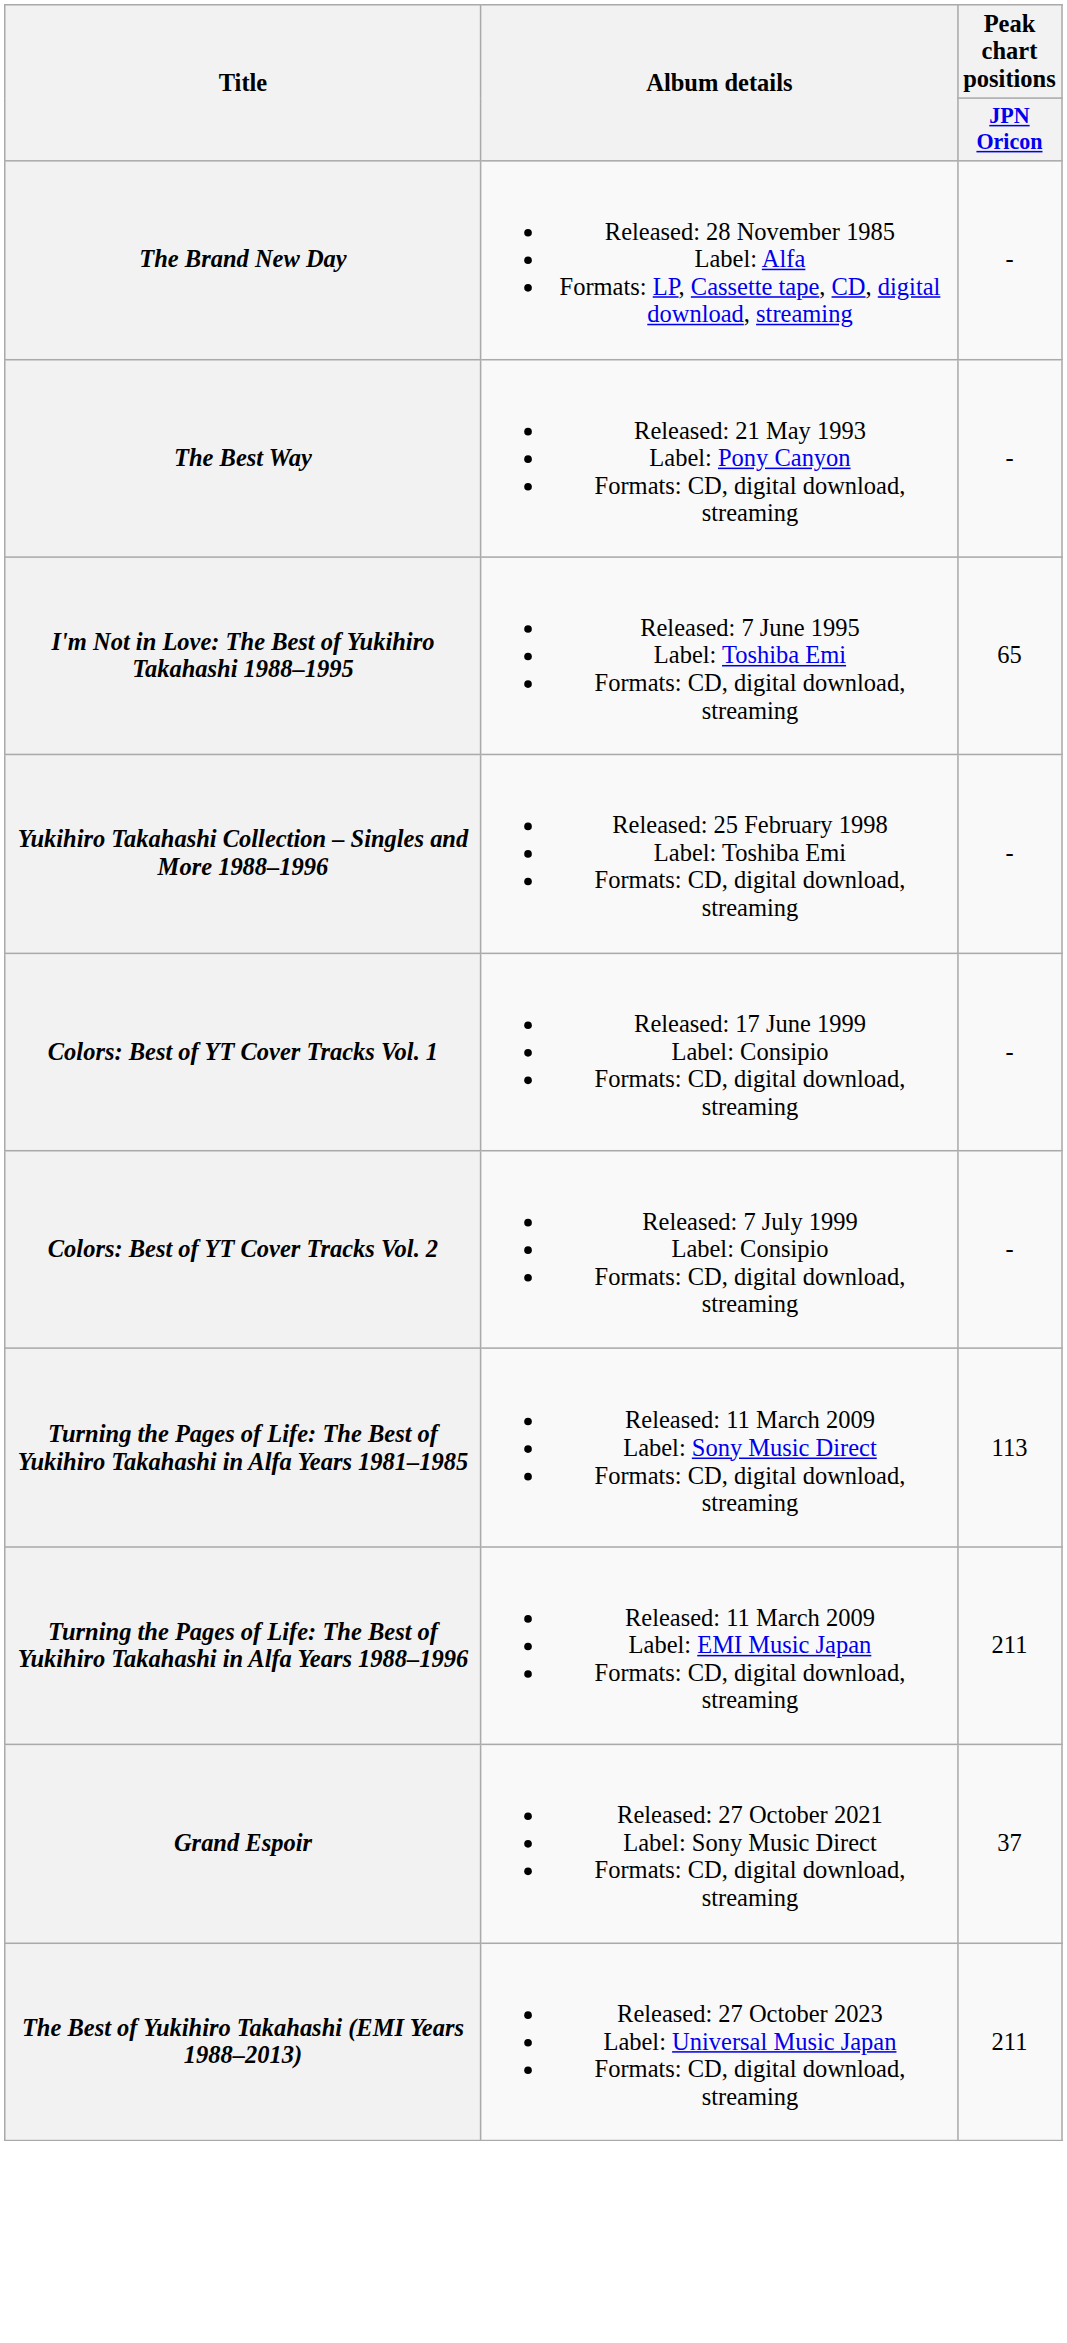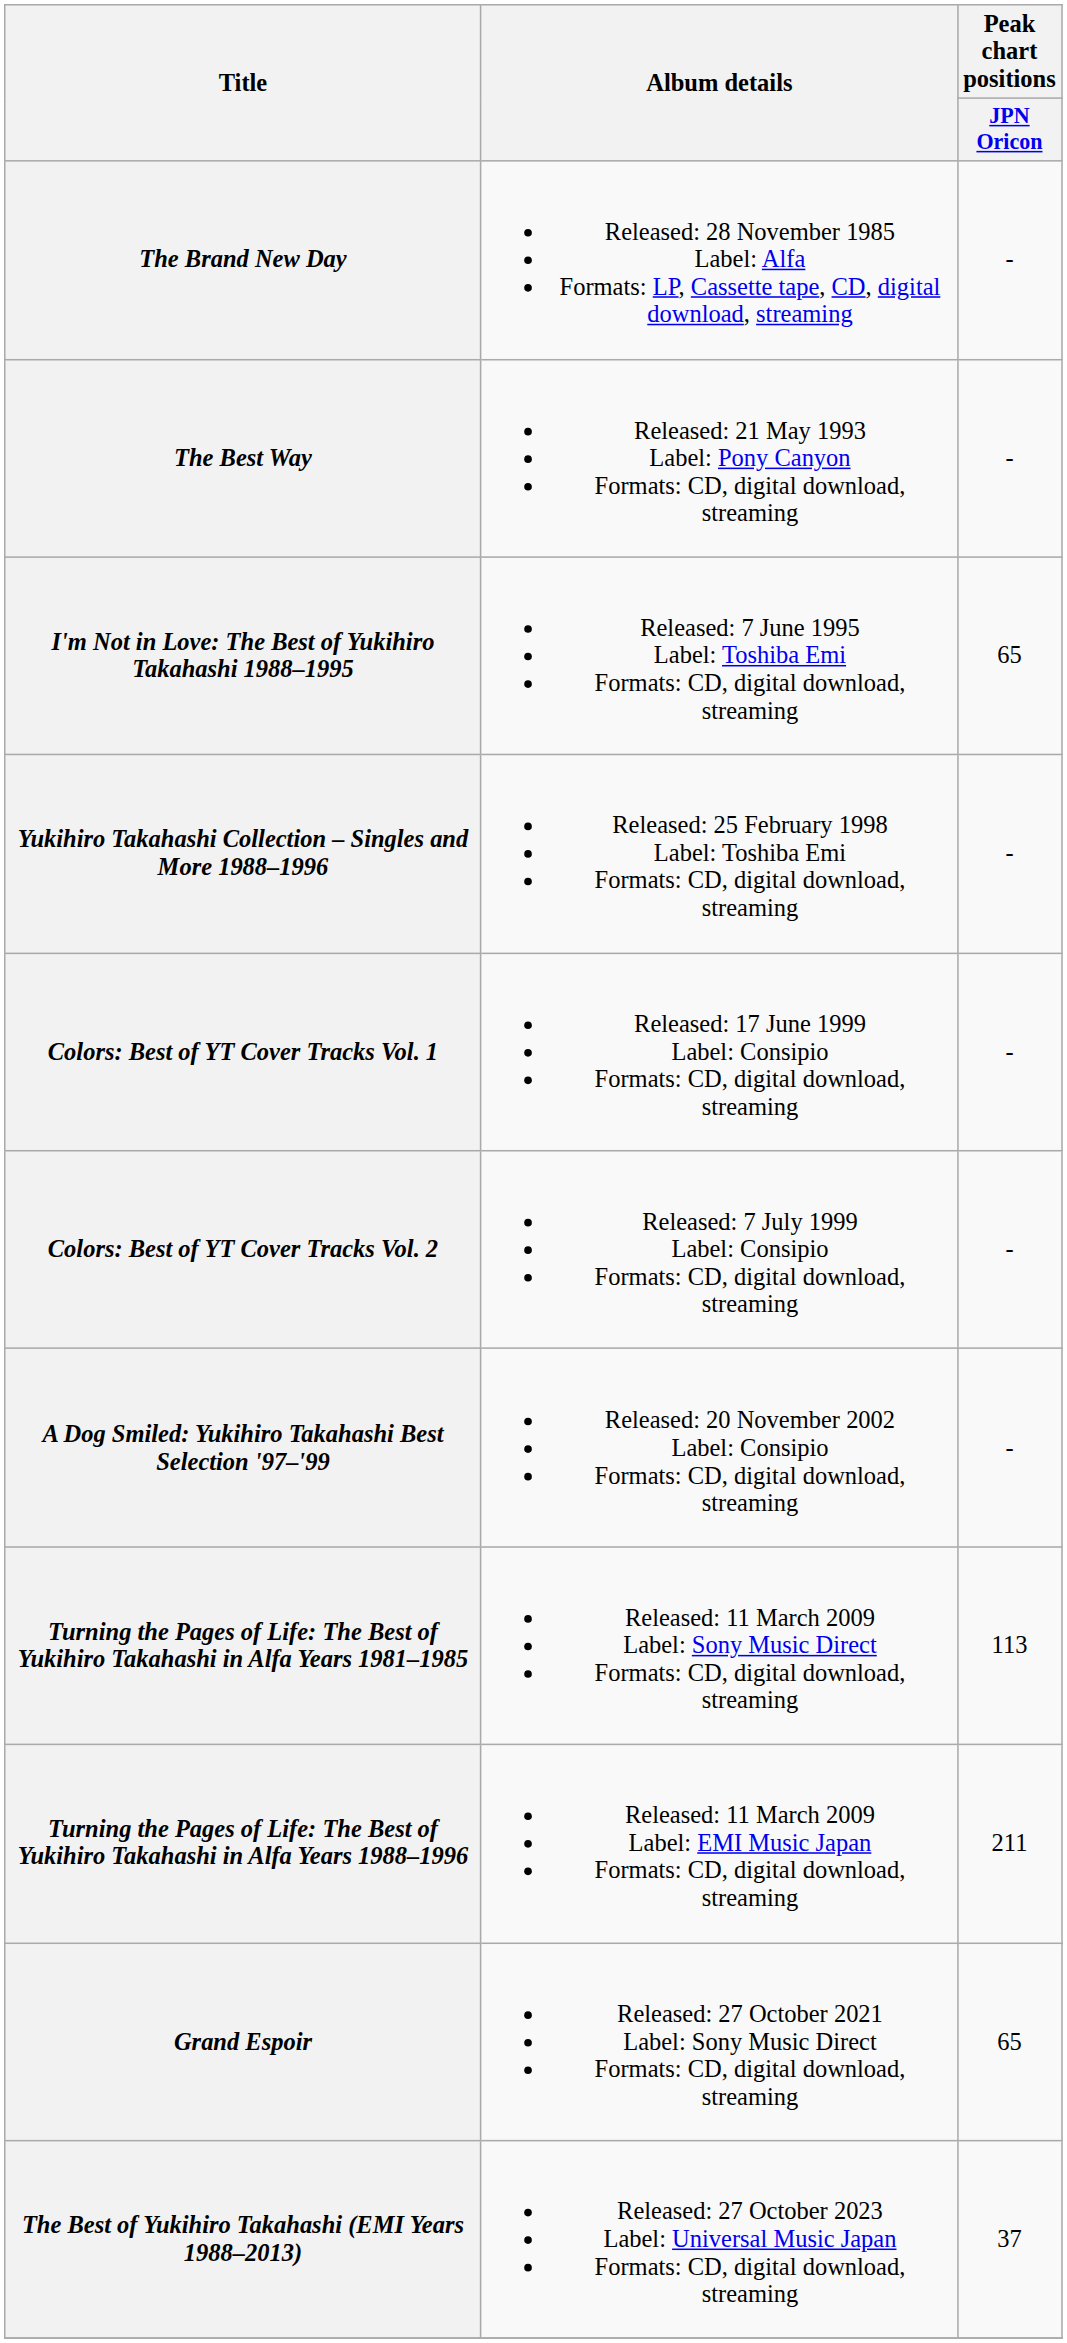+ row: (243, 1447)
(1009, 1843) 37 -> (1009, 2041) 65
(1009, 2041) 211 -> (1009, 2239) 37
